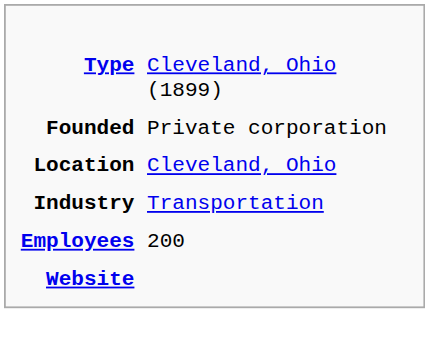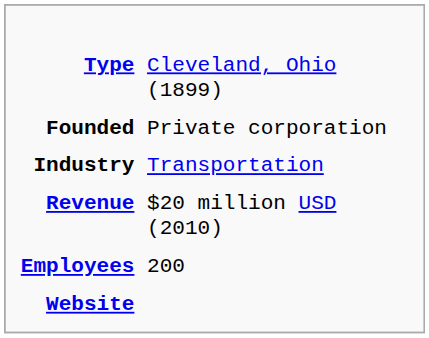- row: (84, 166)
+ row: (90, 204)
